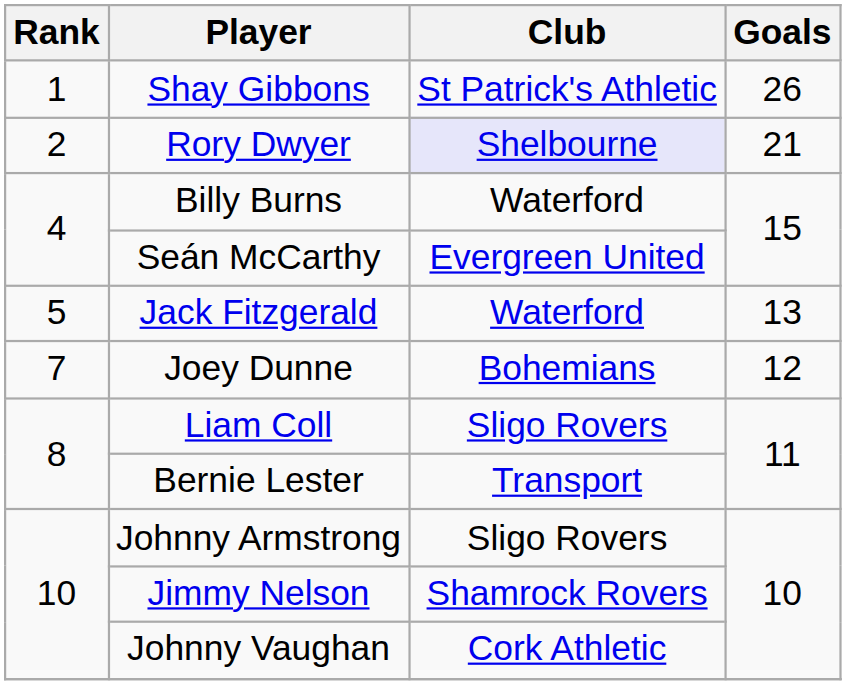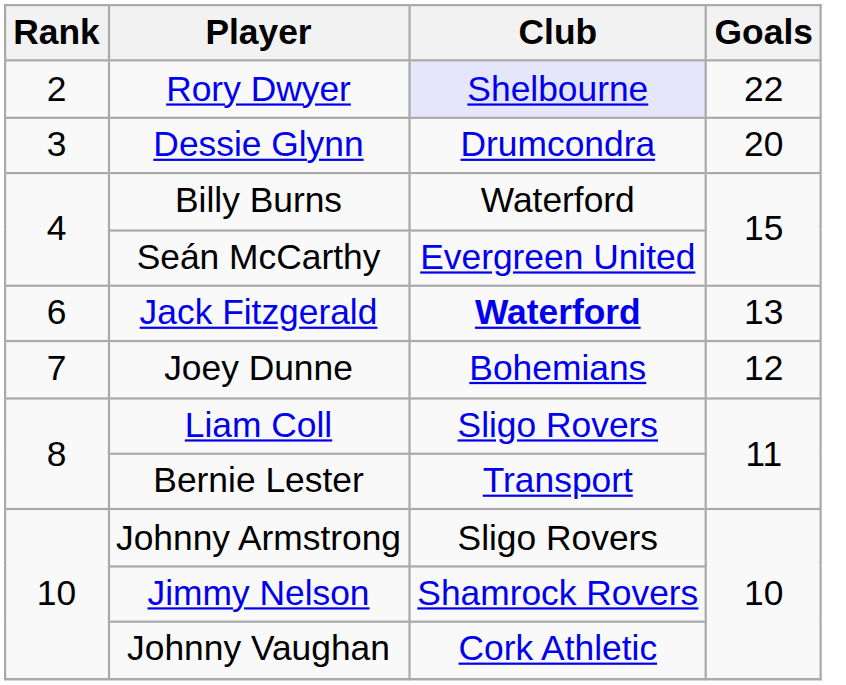- row: (259, 88)
(782, 144) 21 -> (764, 88) 22
+ row: (258, 144)
(56, 312) 5 -> (56, 312) 6
(567, 312) normal -> (558, 312) bold
